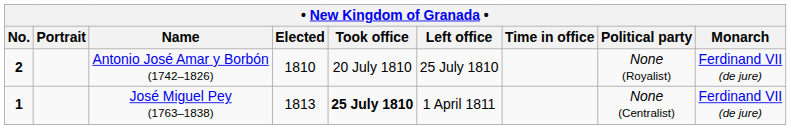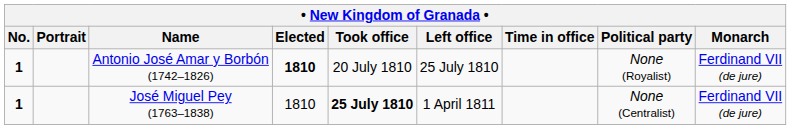(19, 67) 2 -> (19, 67) 1
(300, 67) normal -> (300, 67) bold
(300, 105) 1813 -> (300, 105) 1810
